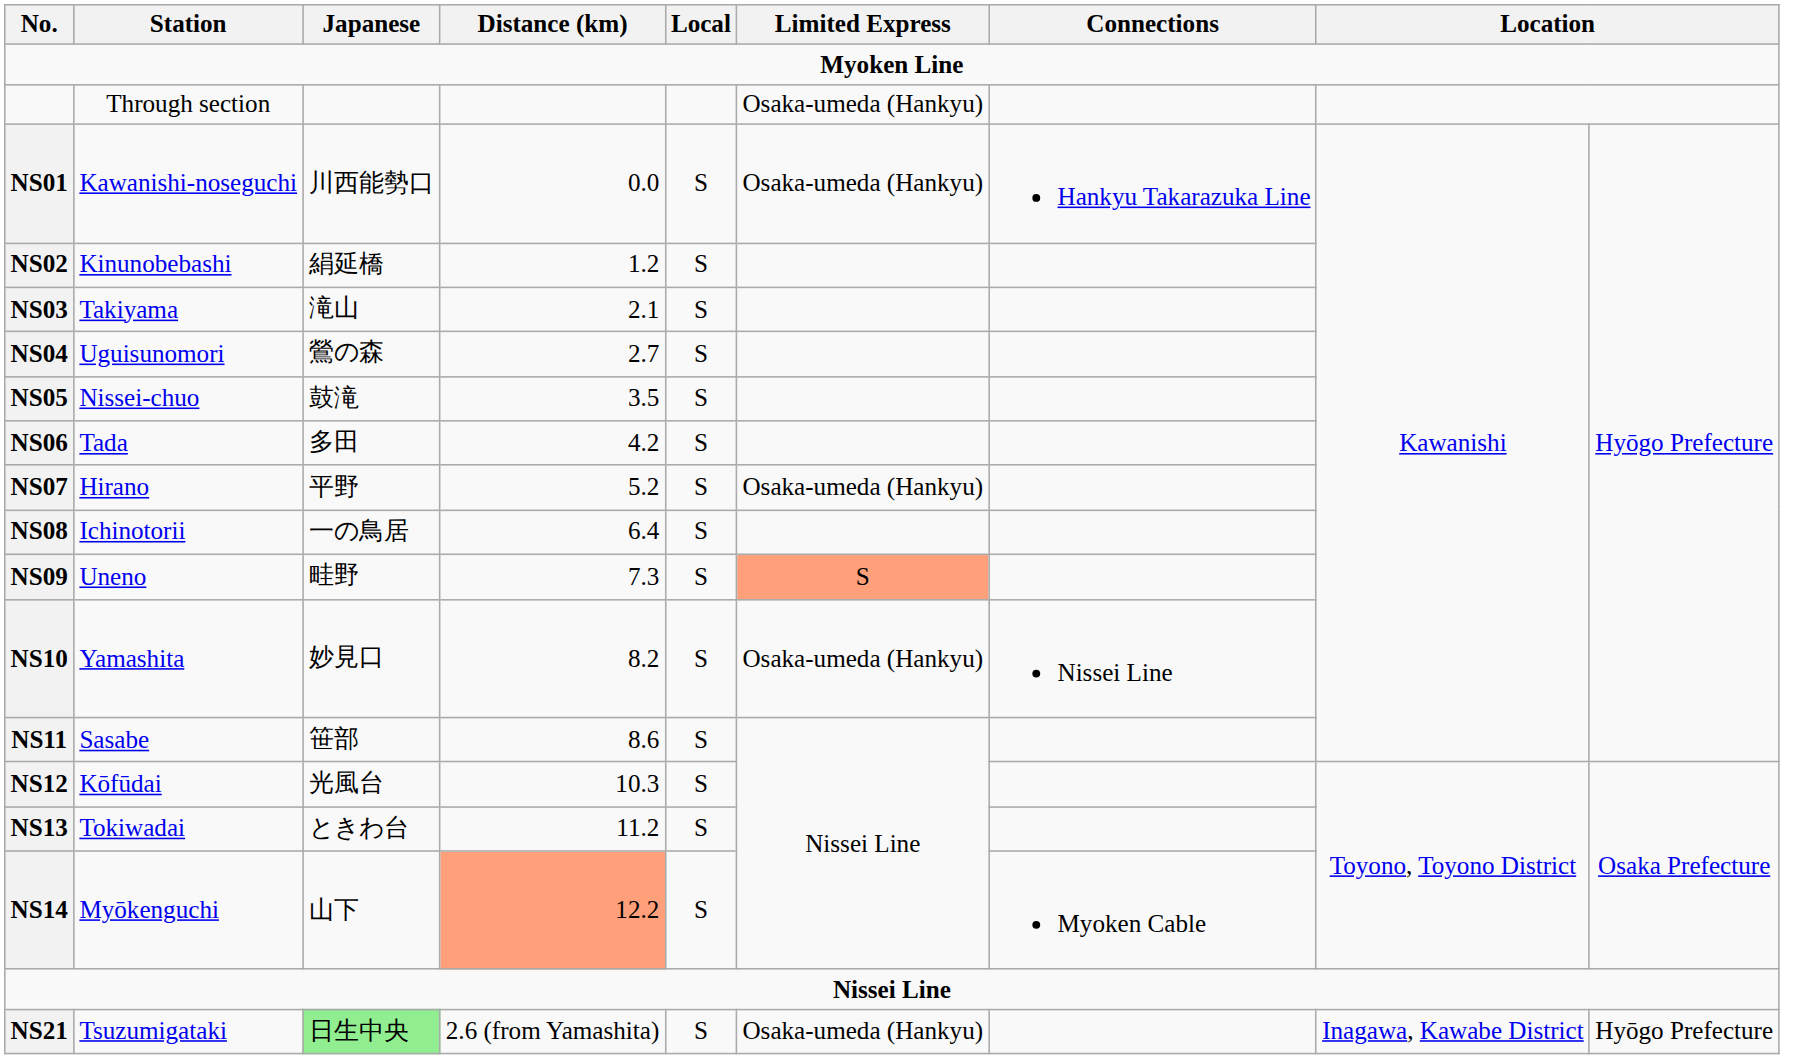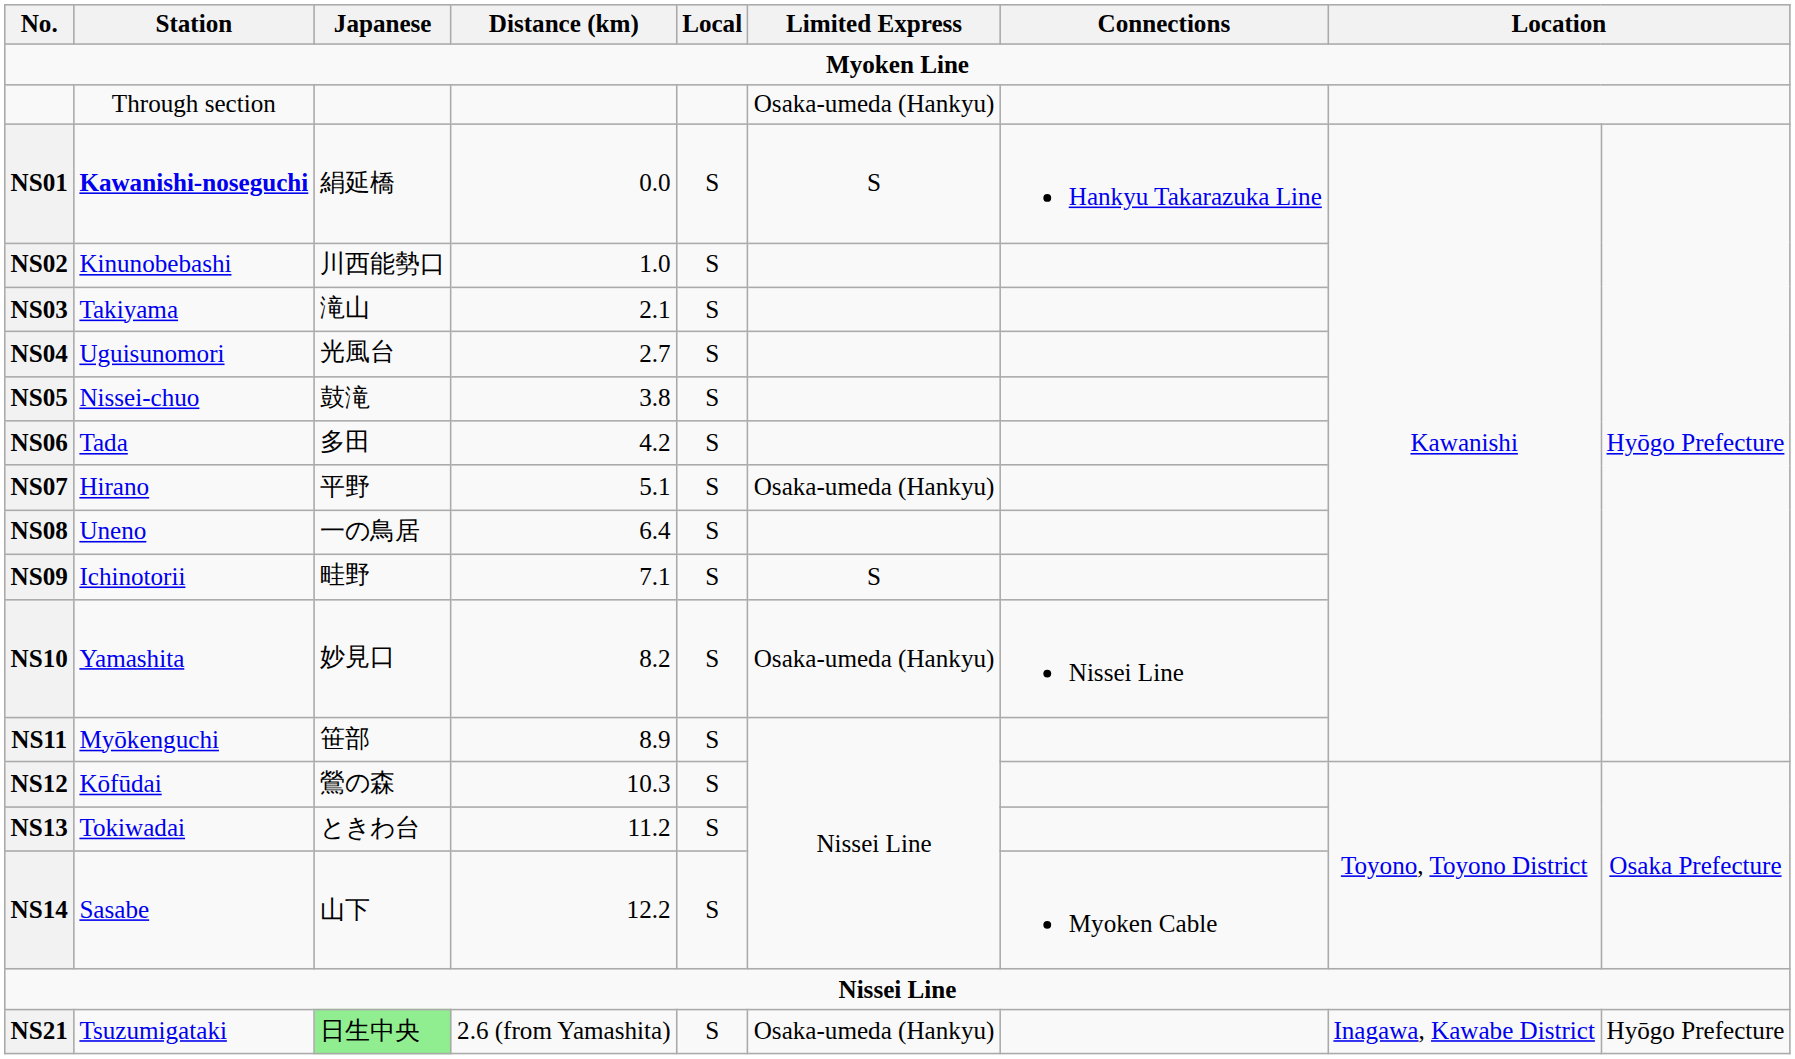(188, 183) normal -> (194, 183) bold
(371, 182) 川西能勢口 -> (358, 182) 絹延橋
(863, 183) Osaka-umeda (Hankyu) -> (874, 183) S
(346, 263) 絹延橋 -> (383, 263) 川西能勢口
(644, 264) 1.2 -> (655, 264) 1.0
(346, 352) 鶯の森 -> (358, 352) 光風台
(644, 398) 3.5 -> (655, 398) 3.8
(644, 487) 5.2 -> (655, 487) 5.1
(132, 531) Ichinotorii -> (113, 531) Uneno
(113, 576) Uneno -> (132, 576) Ichinotorii
(644, 576) 7.3 -> (655, 576) 7.1
(863, 576) lightsalmon background -> (874, 576) no background
(114, 739) Sasabe -> (149, 739) Myōkenguchi
(644, 739) 8.6 -> (655, 739) 8.9
(346, 783) 光風台 -> (358, 783) 鶯の森
(149, 909) Myōkenguchi -> (114, 909) Sasabe
(637, 909) lightsalmon background -> (649, 909) no background
